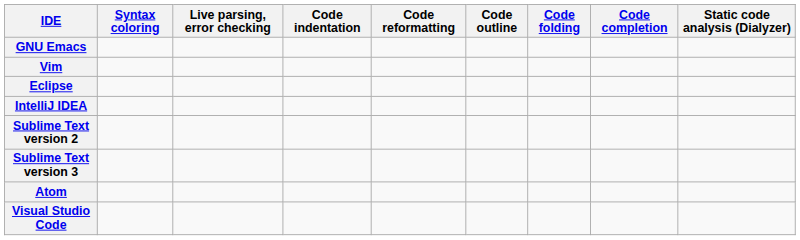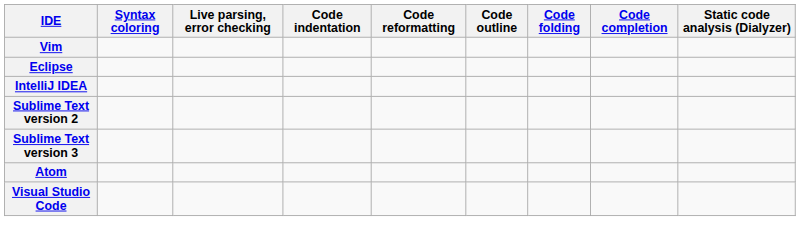- row: (51, 47)
